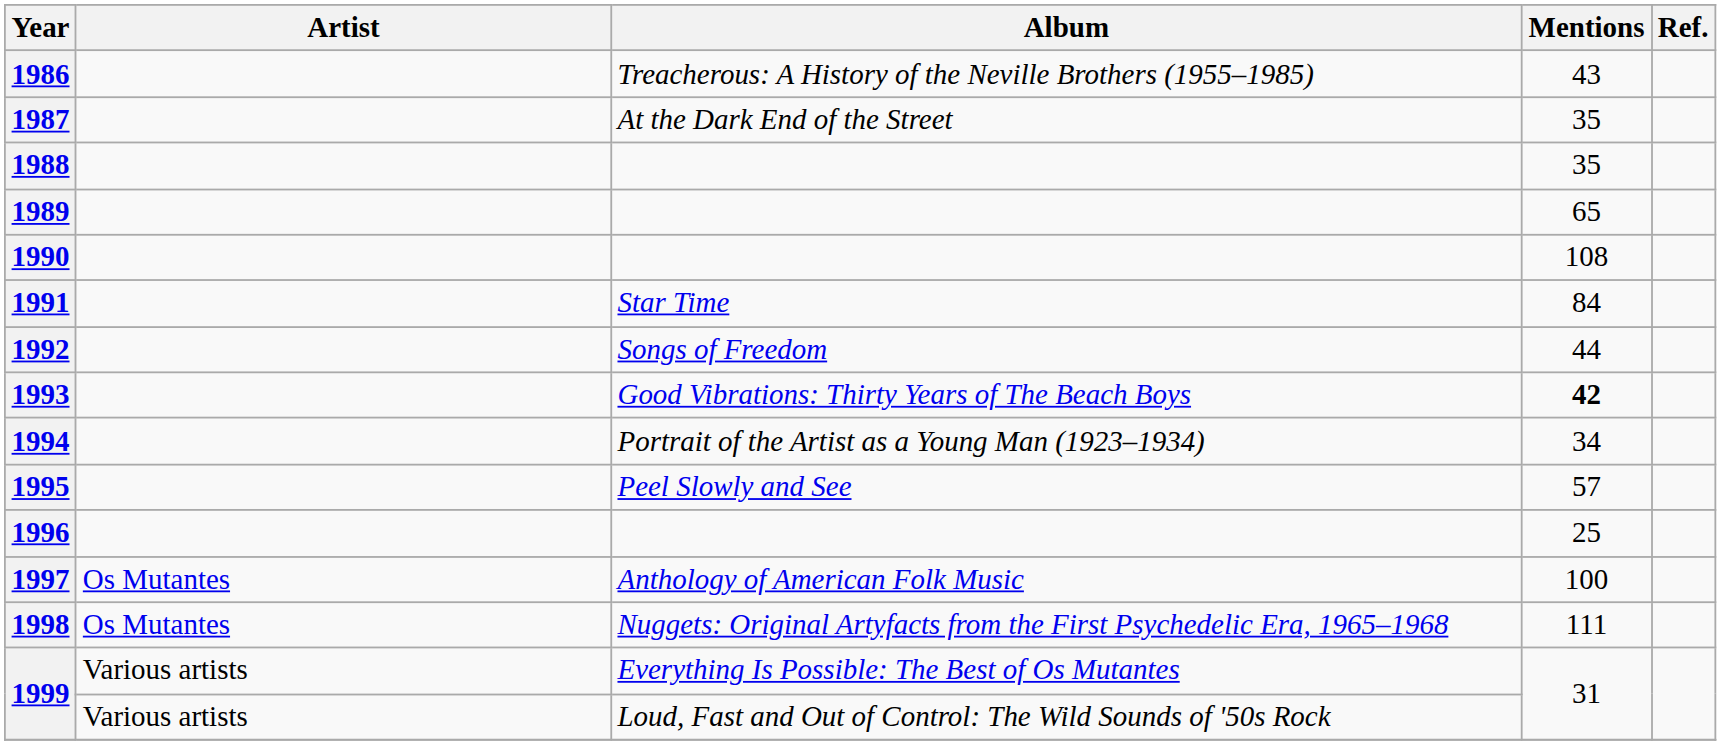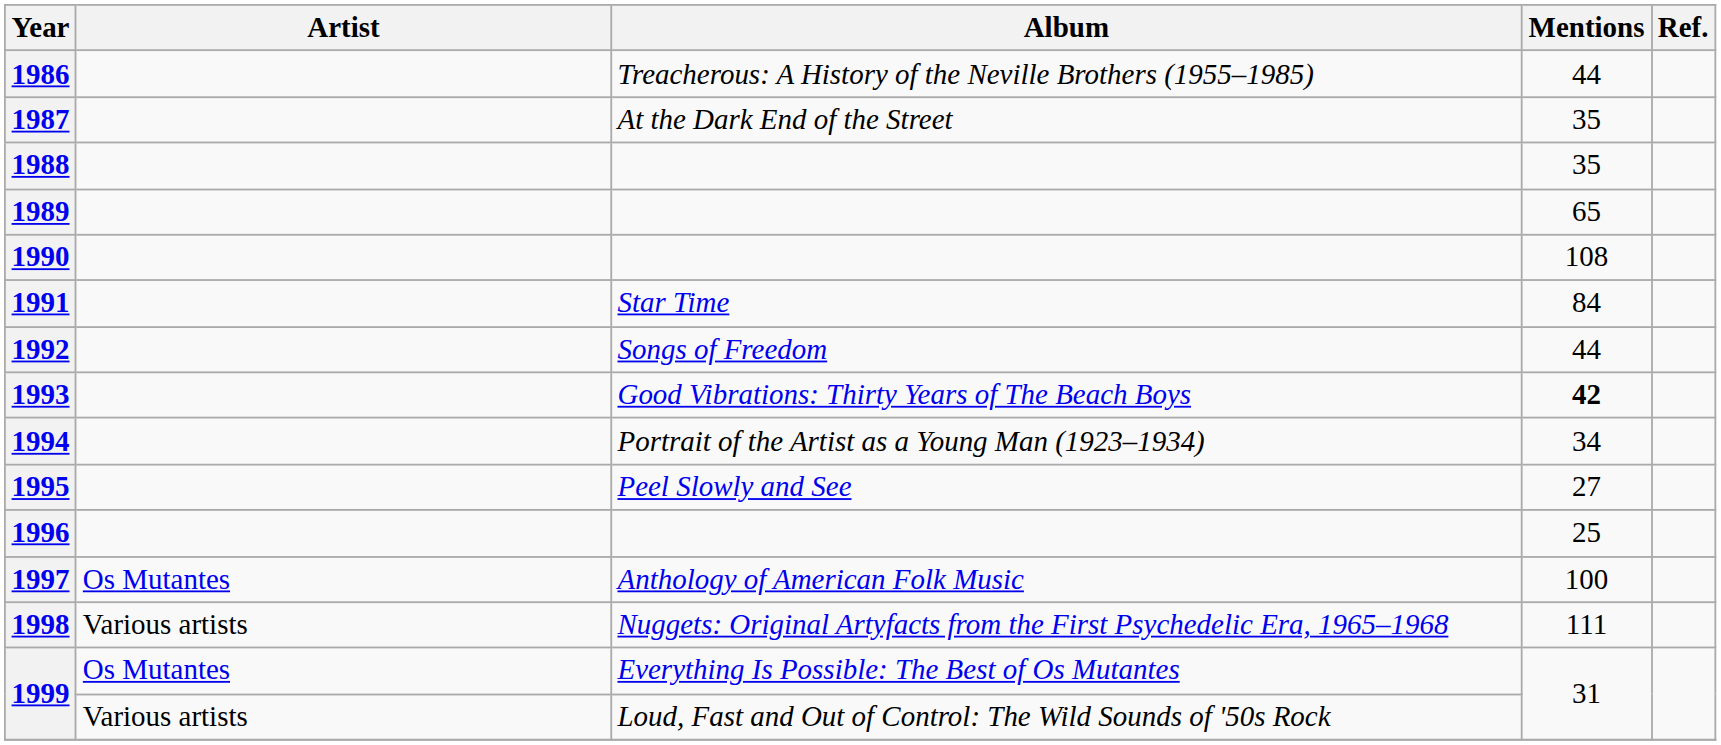(1587, 73) 43 -> (1587, 73) 44
(1587, 486) 57 -> (1587, 486) 27
(156, 624) Os Mutantes -> (165, 624) Various artists
(165, 670) Various artists -> (156, 670) Os Mutantes
